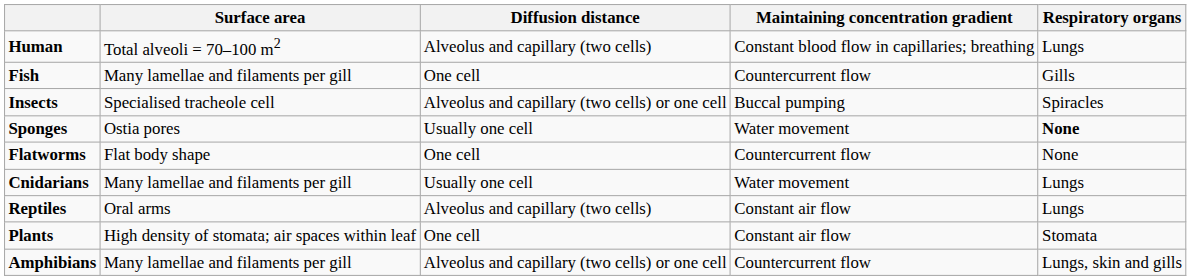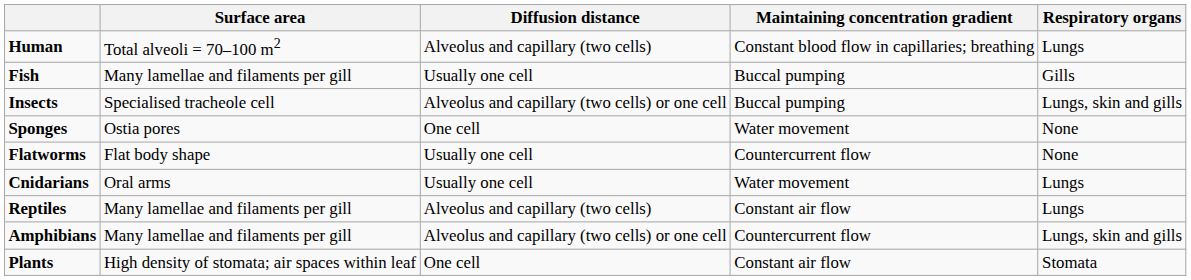(452, 75) One cell -> (478, 75) Usually one cell
(803, 75) Countercurrent flow -> (790, 75) Buccal pumping
(1073, 102) Spiracles -> (1112, 102) Lungs, skin and gills
(478, 128) Usually one cell -> (452, 128) One cell
(1061, 128) bold -> (1060, 128) normal
(452, 155) One cell -> (478, 155) Usually one cell
(228, 182) Many lamellae and filaments per gill -> (137, 182) Oral arms
(137, 208) Oral arms -> (228, 208) Many lamellae and filaments per gill
rows swapped: (52, 262) <-> (31, 235)
